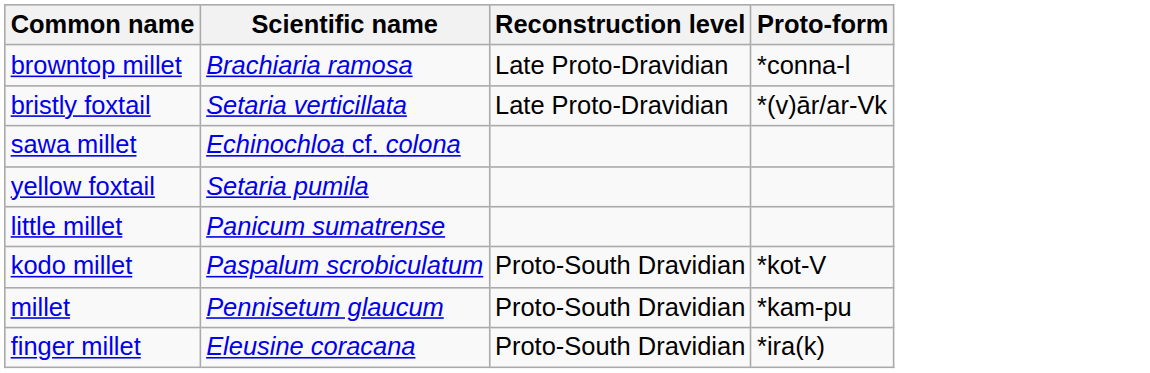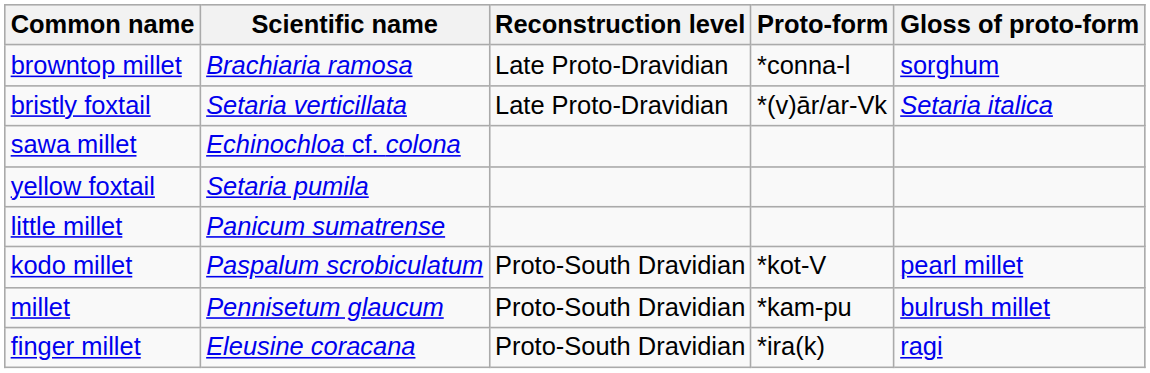+ column: (1020, 24)
